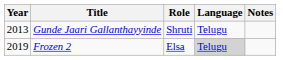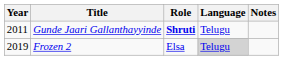(18, 30) 2013 -> (17, 30) 2011
(179, 30) normal -> (181, 30) bold
